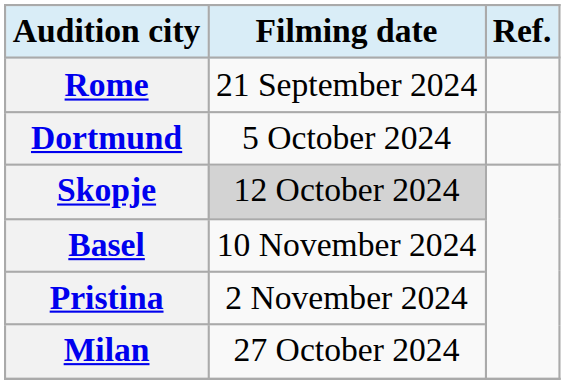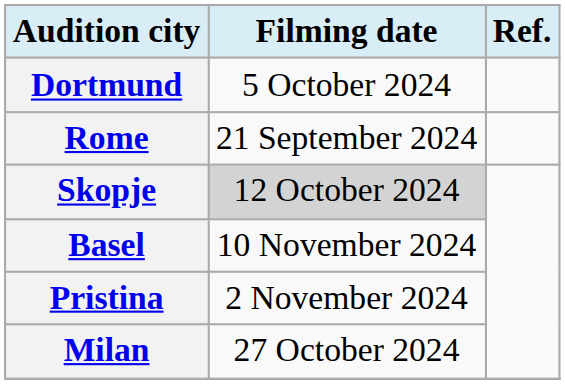rows swapped: (107, 84) <-> (107, 137)
